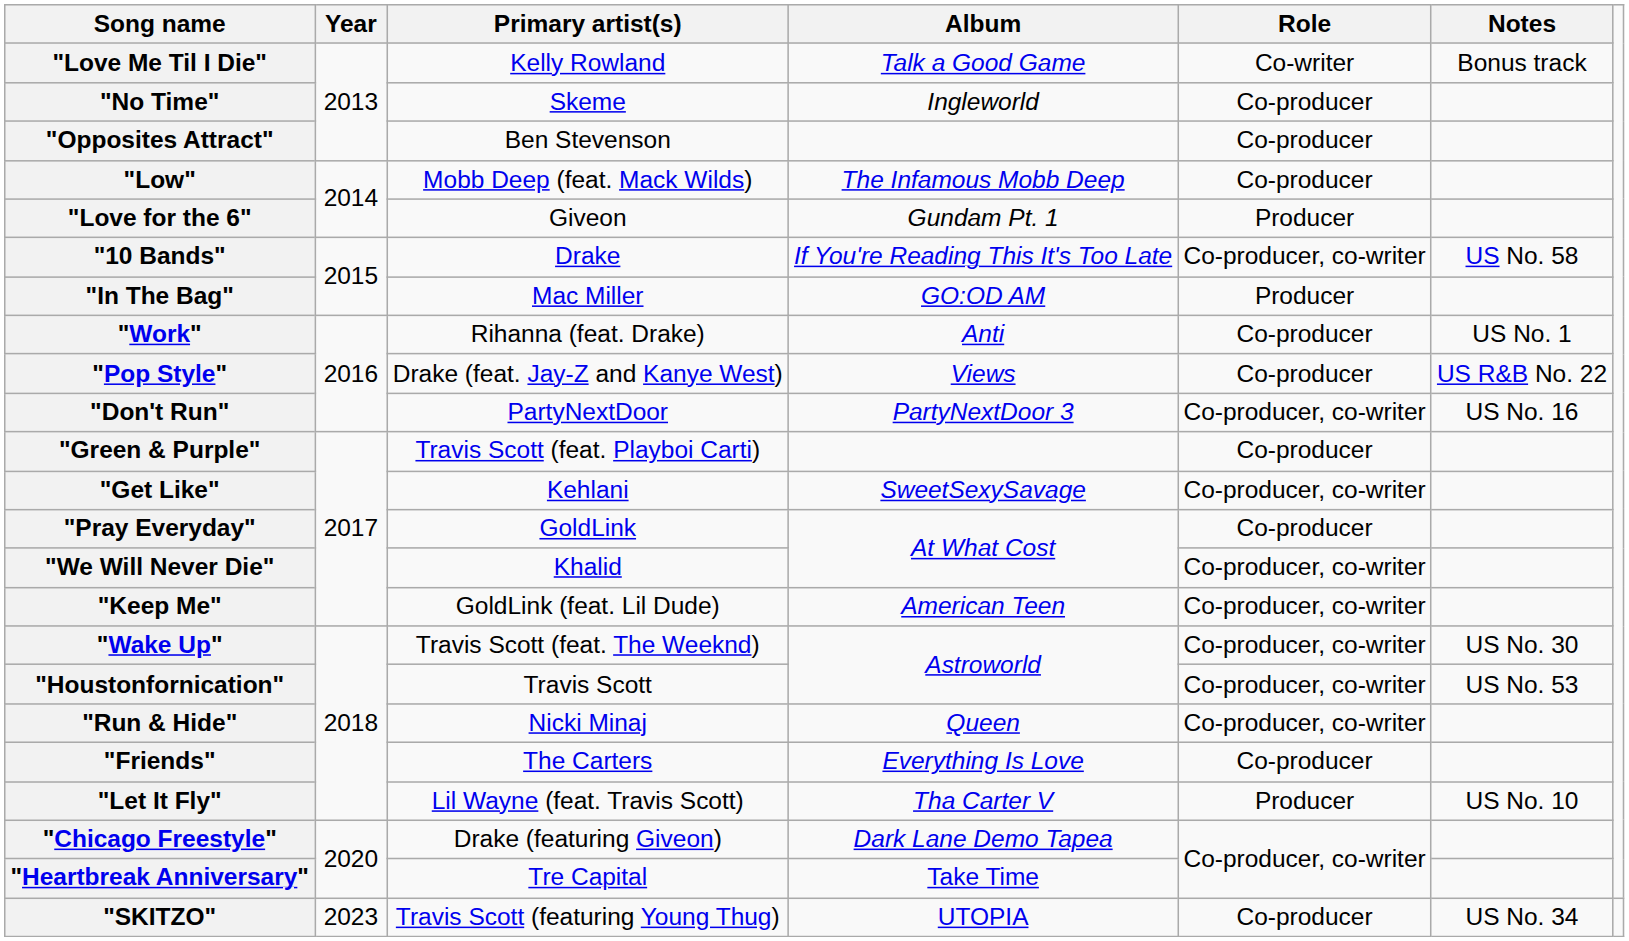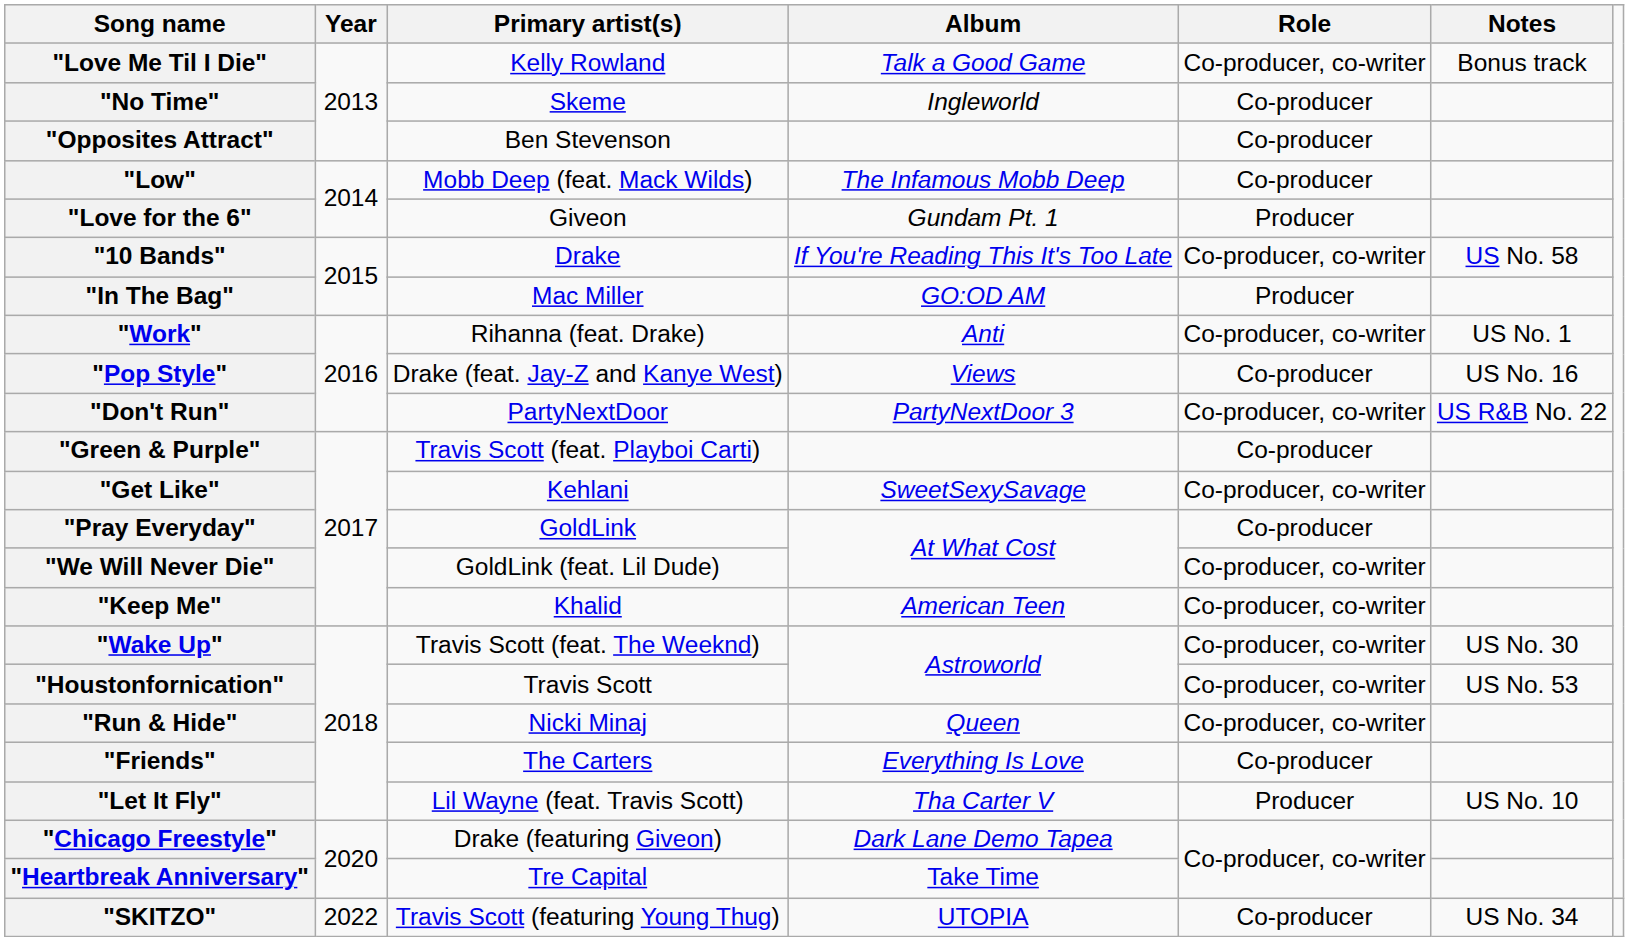(1305, 62) Co-writer -> (1305, 62) Co-producer, co-writer
(1305, 334) Co-producer -> (1305, 334) Co-producer, co-writer
(1522, 373) US R&B No. 22 -> (1522, 373) US No. 16
(1522, 412) US No. 16 -> (1522, 412) US R&B No. 22
(588, 567) Khalid -> (588, 567) GoldLink (feat. Lil Dude)
(588, 606) GoldLink (feat. Lil Dude) -> (588, 606) Khalid
(351, 916) 2023 -> (351, 916) 2022
